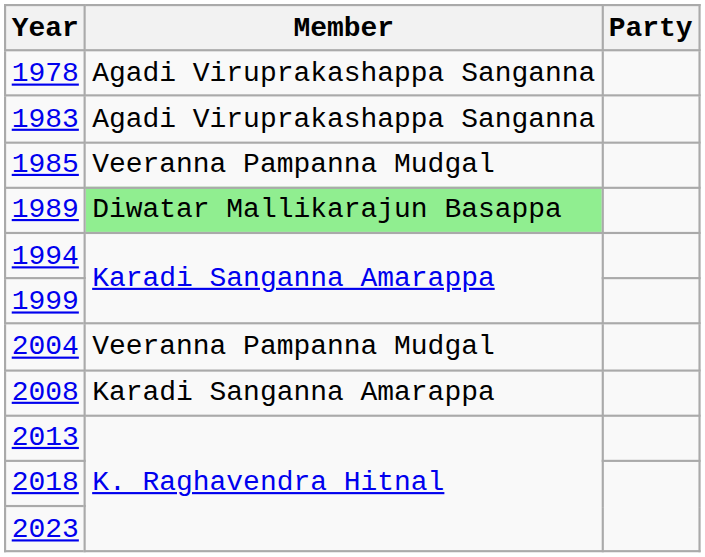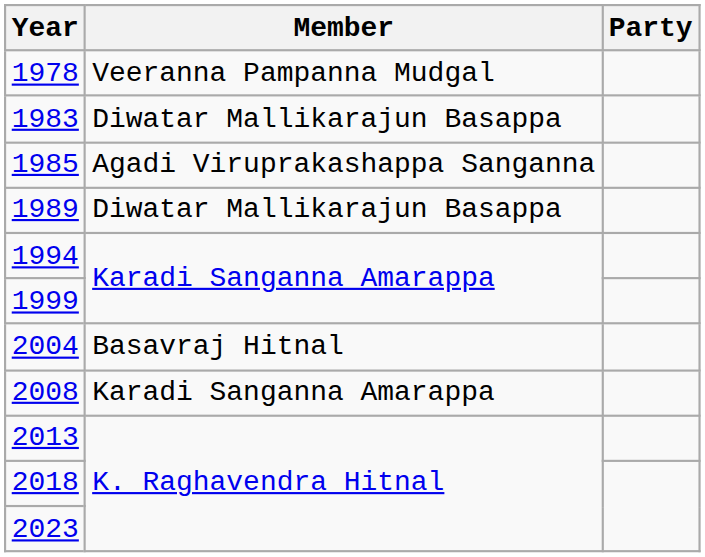(344, 73) Agadi Viruprakashappa Sanganna -> (293, 73) Veeranna Pampanna Mudgal
(344, 119) Agadi Viruprakashappa Sanganna -> (327, 119) Diwatar Mallikarajun Basappa
(293, 165) Veeranna Pampanna Mudgal -> (344, 165) Agadi Viruprakashappa Sanganna
(327, 210) lightgreen background -> (327, 210) no background
(293, 347) Veeranna Pampanna Mudgal -> (218, 347) Basavraj Hitnal
